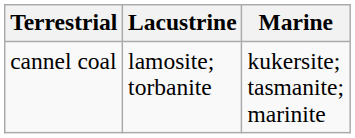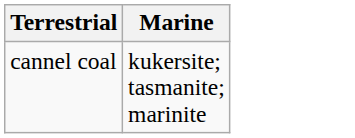- column: (182, 23)
